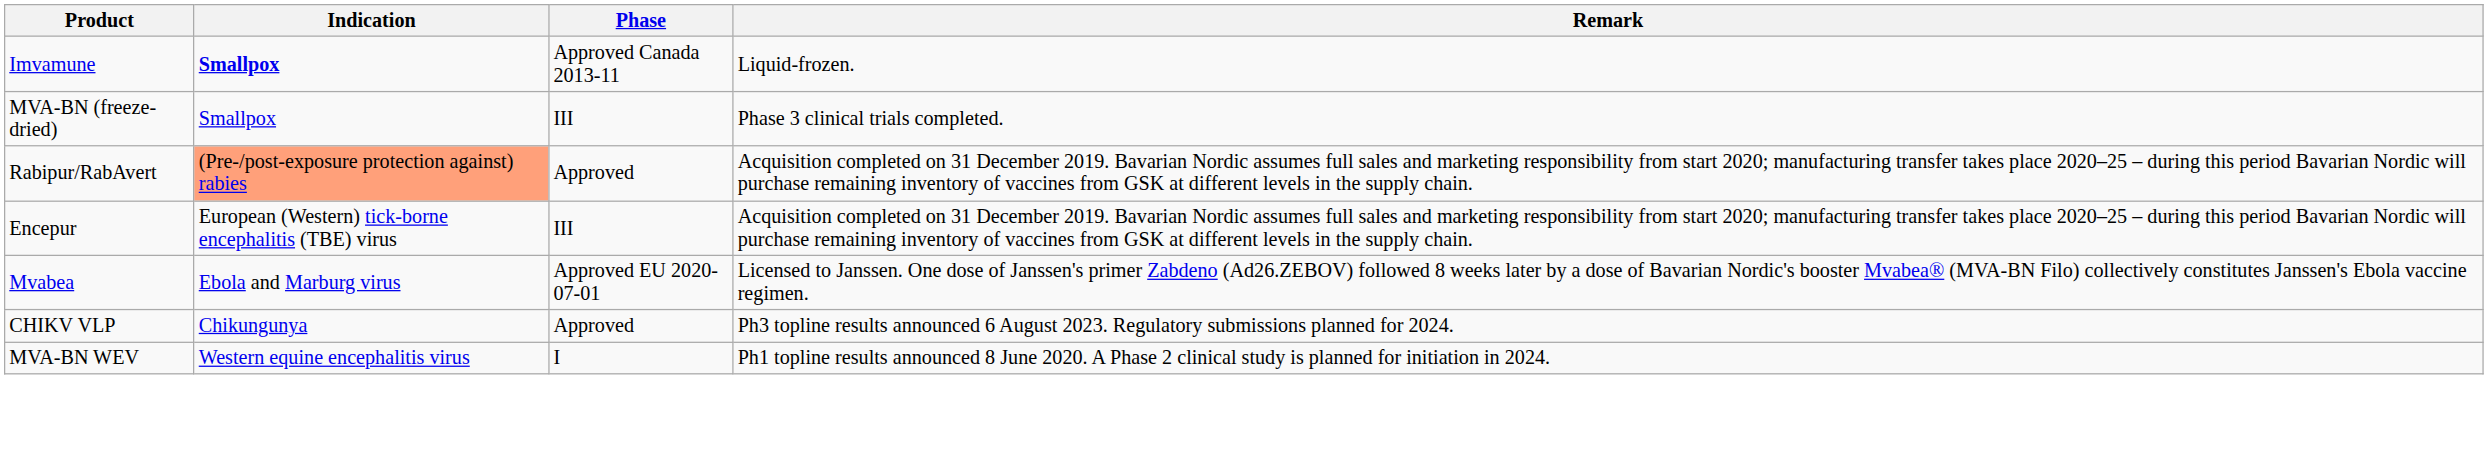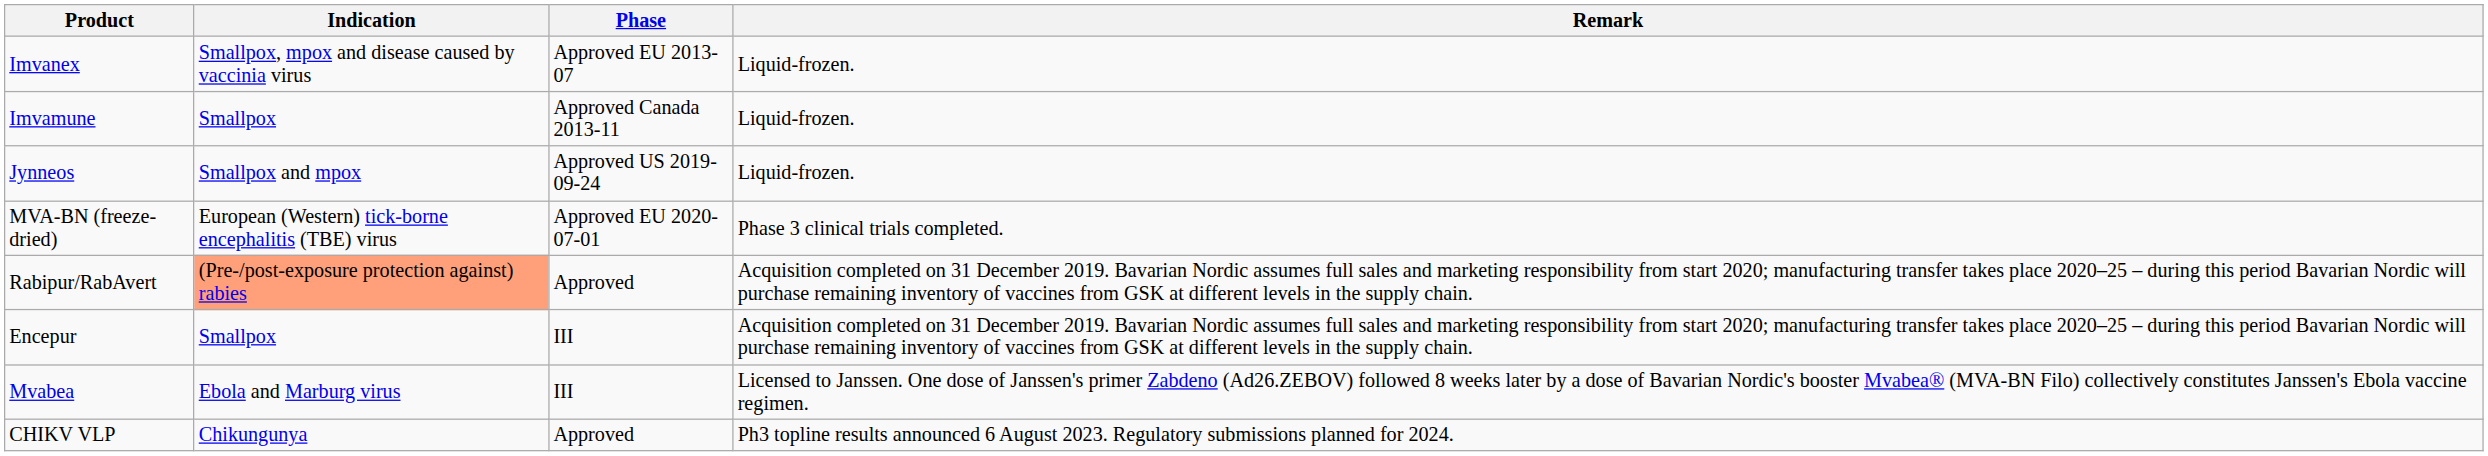+ row: (45, 63)
(239, 63) bold -> (237, 118) normal
+ row: (42, 173)
(237, 118) Smallpox -> (323, 227) European (Western) tick-borne encephalitis (TBE) virus
(563, 118) III -> (636, 227) Approved EU 2020-07-01
(323, 227) European (Western) tick-borne encephalitis (TBE) virus -> (237, 337) Smallpox
(636, 282) Approved EU 2020-07-01 -> (563, 391) III
- row: (74, 357)
